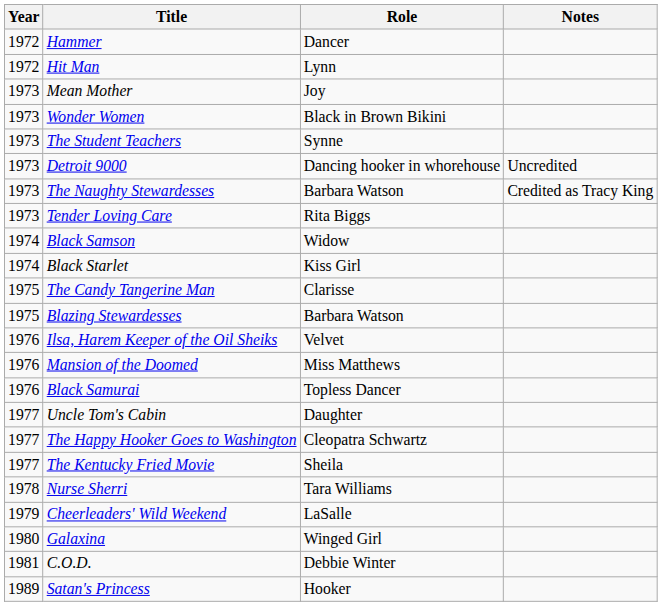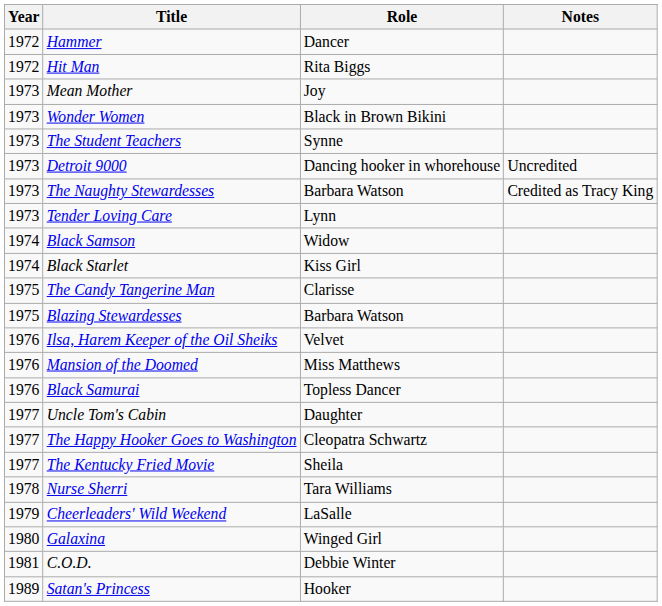(320, 66) Lynn -> (337, 66) Rita Biggs
(337, 215) Rita Biggs -> (320, 215) Lynn
